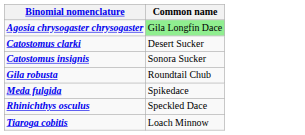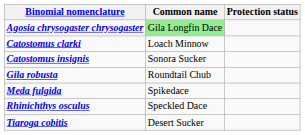+ column: (262, 12)
(176, 43) Desert Sucker -> (178, 43) Loach Minnow
(178, 122) Loach Minnow -> (176, 122) Desert Sucker
